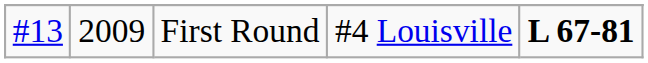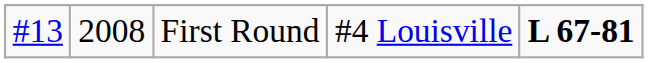(112, 31) 2009 -> (112, 31) 2008
